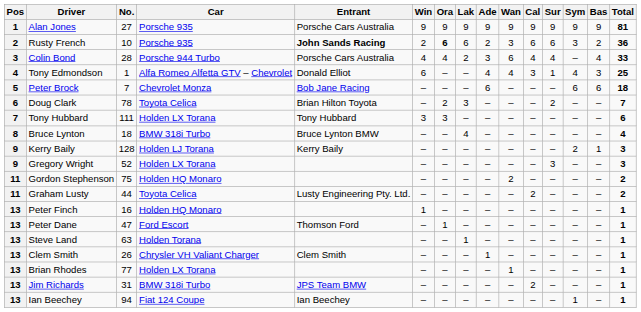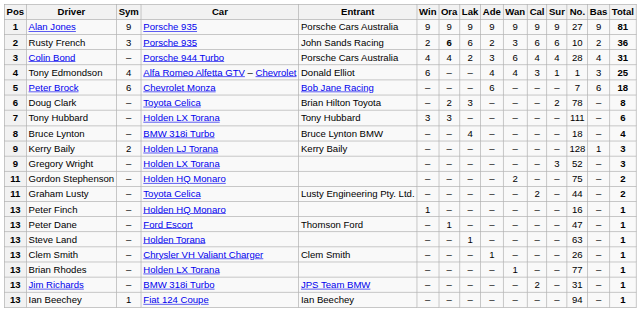columns swapped: (127, 12) <-> (575, 12)
(341, 42) bold -> (342, 42) normal
(623, 58) 33 -> (623, 58) 31
(623, 103) 7 -> (623, 103) 8
